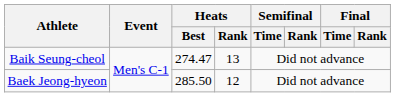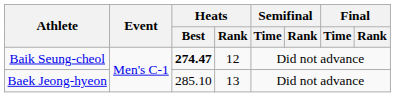(193, 58) normal -> (193, 58) bold
(233, 58) 13 -> (233, 58) 12
(193, 81) 285.50 -> (193, 81) 285.10
(233, 81) 12 -> (233, 81) 13
